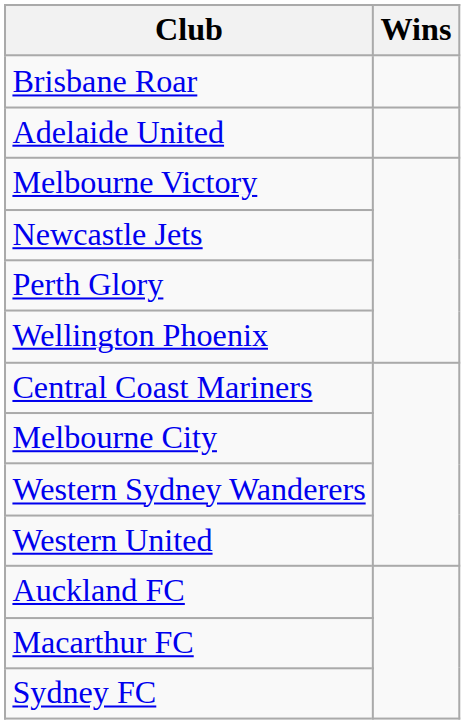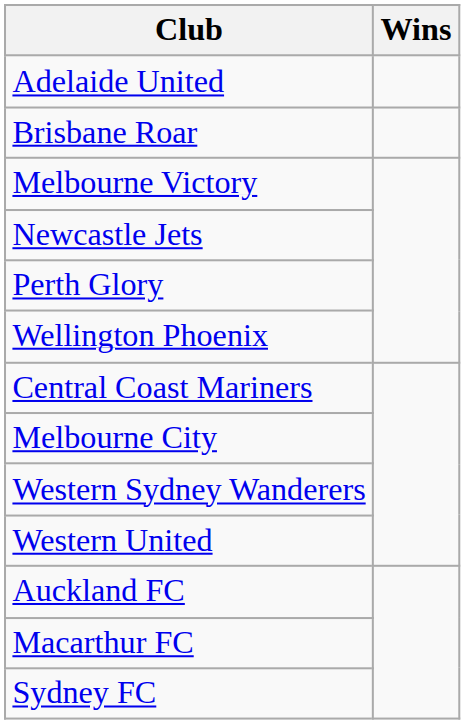rows swapped: (118, 132) <-> (105, 81)
